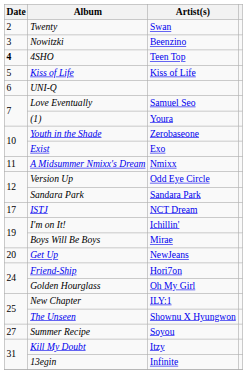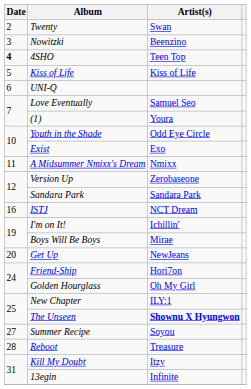(174, 133) Zerobaseone -> (180, 133) Odd Eye Circle
(180, 179) Odd Eye Circle -> (174, 179) Zerobaseone
(11, 210) 17 -> (11, 210) 16
(193, 316) normal -> (195, 316) bold
+ row: (44, 347)
